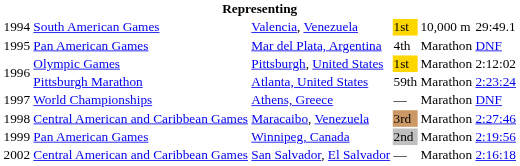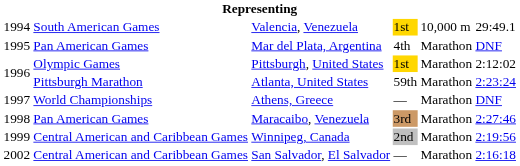(141, 118) Central American and Caribbean Games -> (91, 118) Pan American Games
(91, 136) Pan American Games -> (141, 136) Central American and Caribbean Games
